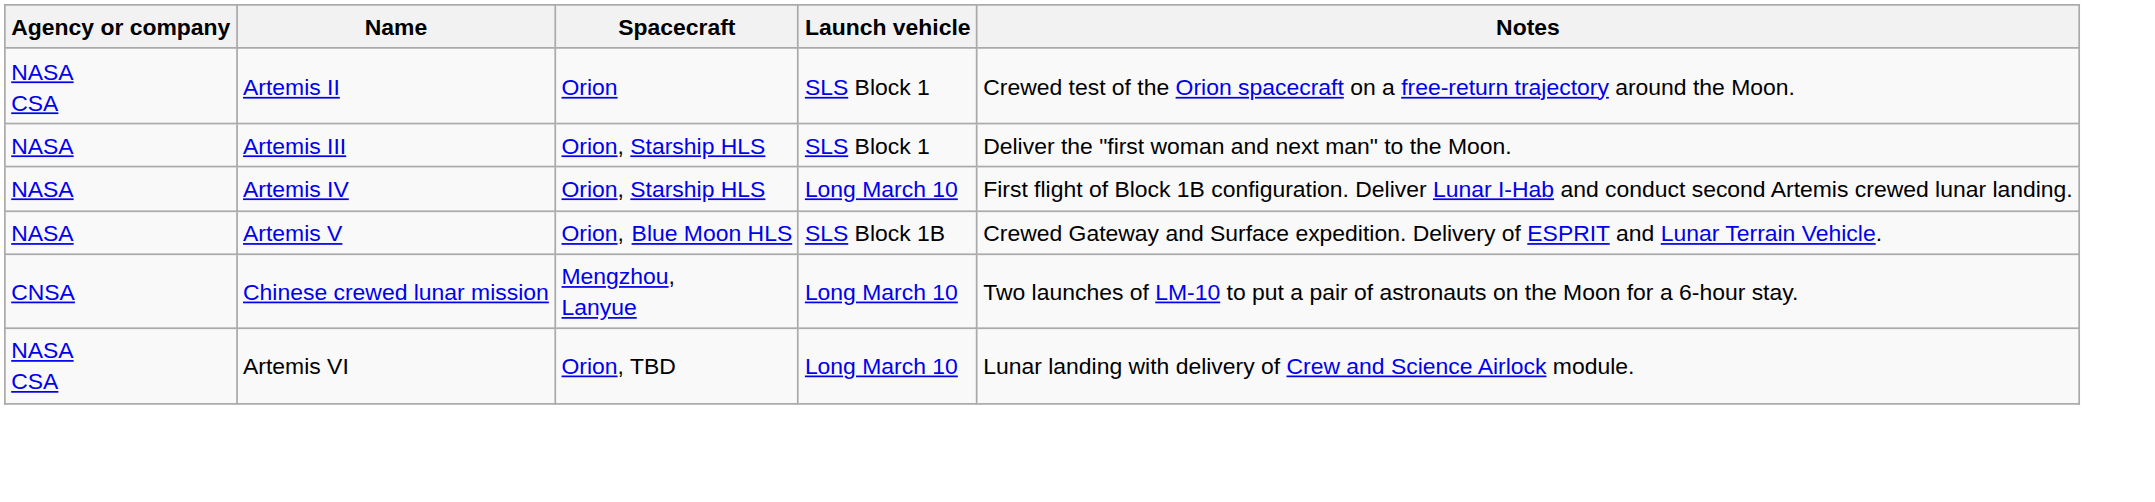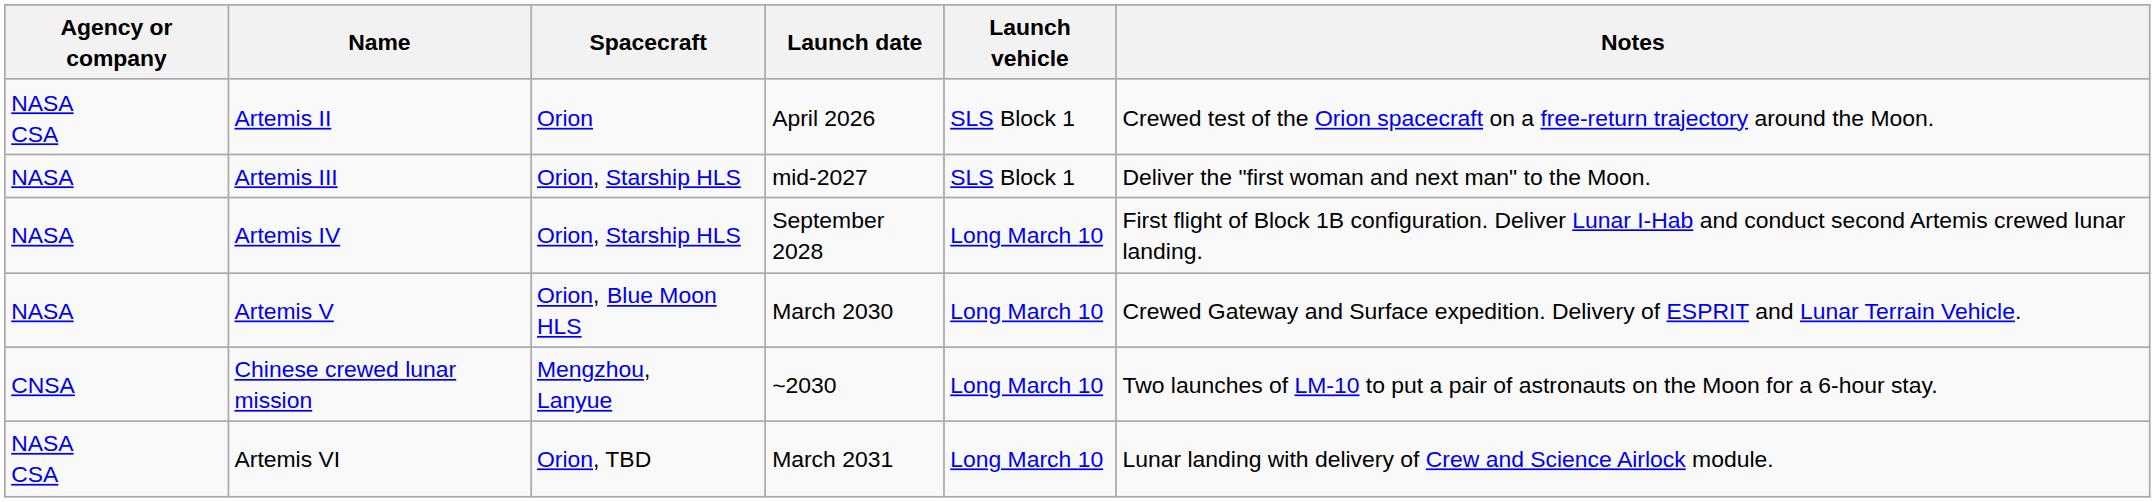+ column: (855, 43)
(875, 233) SLS Block 1B -> (1027, 309) Long March 10
